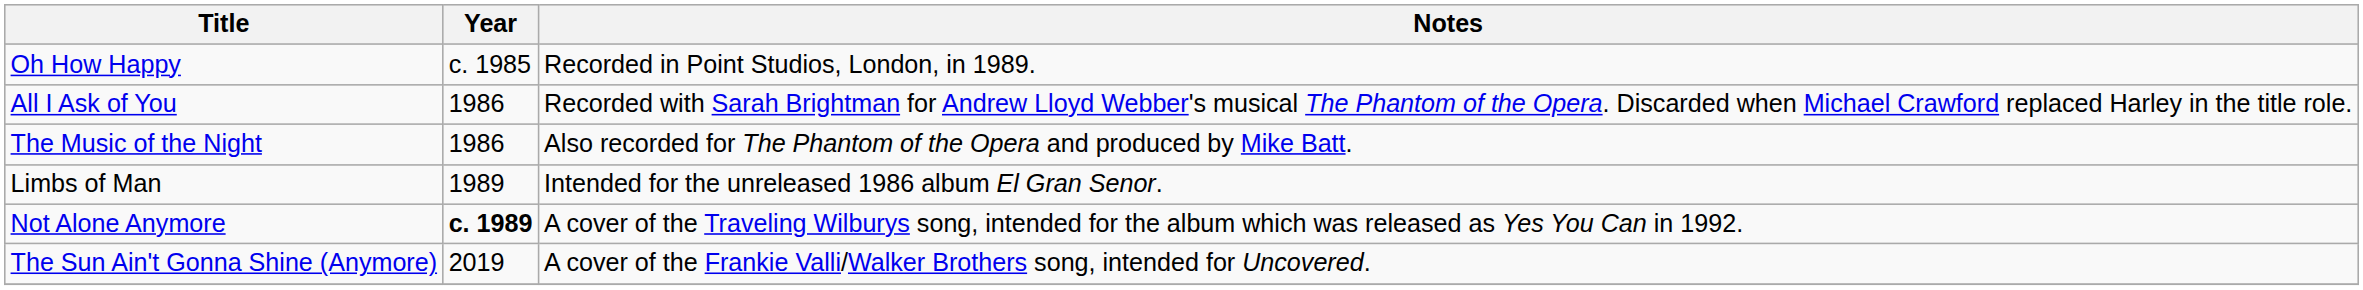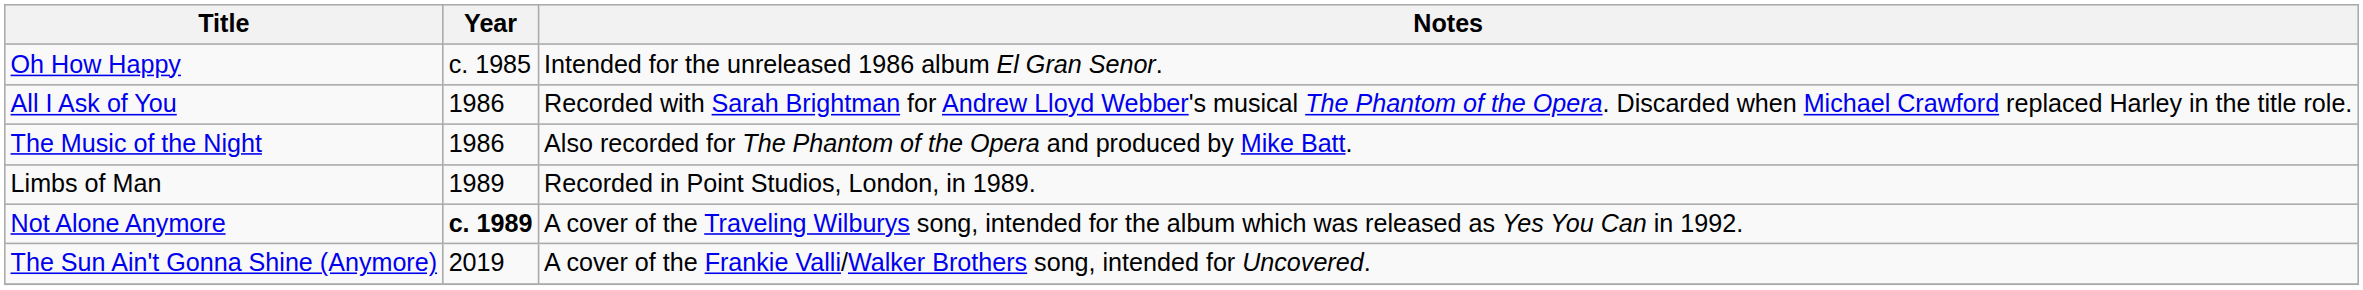(790, 64) Recorded in Point Studios, London, in 1989. -> (853, 64) Intended for the unreleased 1986 album El Gran Senor.
(853, 183) Intended for the unreleased 1986 album El Gran Senor. -> (790, 183) Recorded in Point Studios, London, in 1989.
